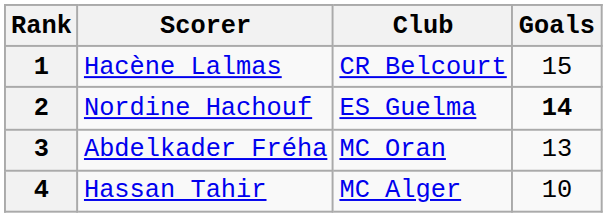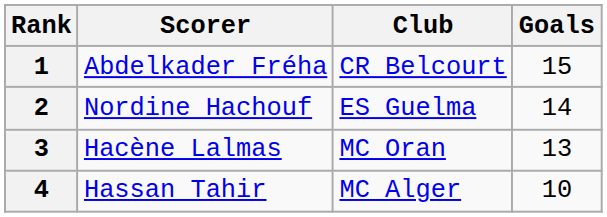(183, 67) Hacène Lalmas -> (206, 67) Abdelkader Fréha
(557, 108) bold -> (557, 108) normal
(206, 150) Abdelkader Fréha -> (183, 150) Hacène Lalmas
